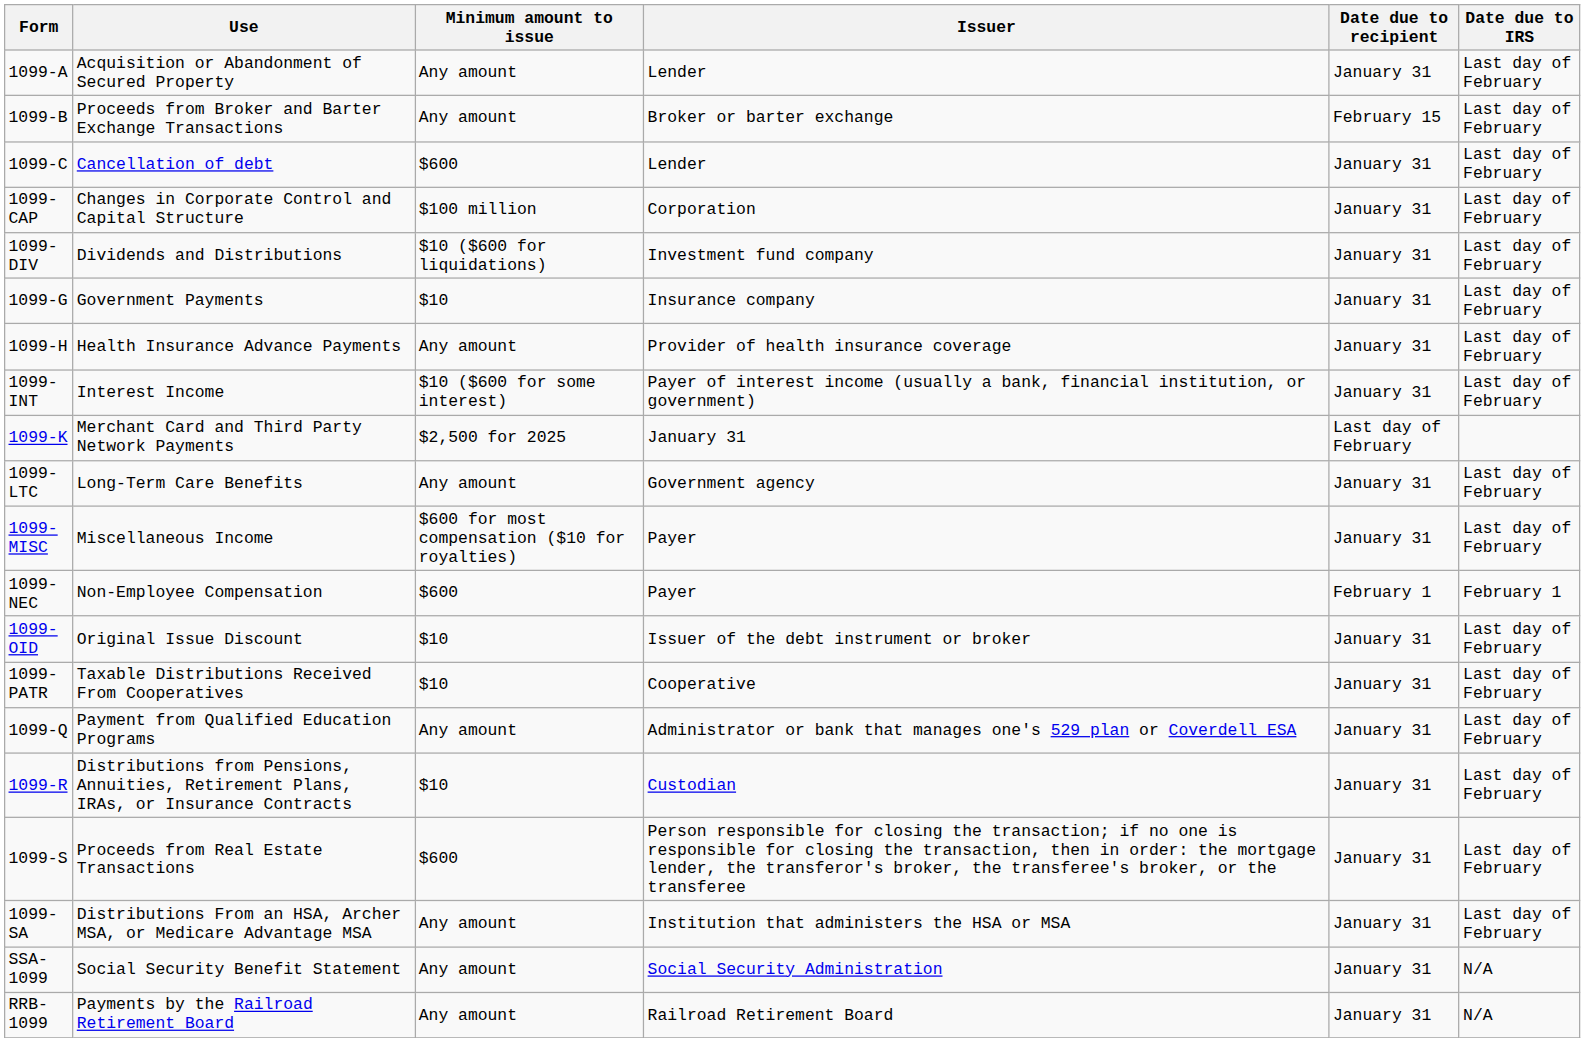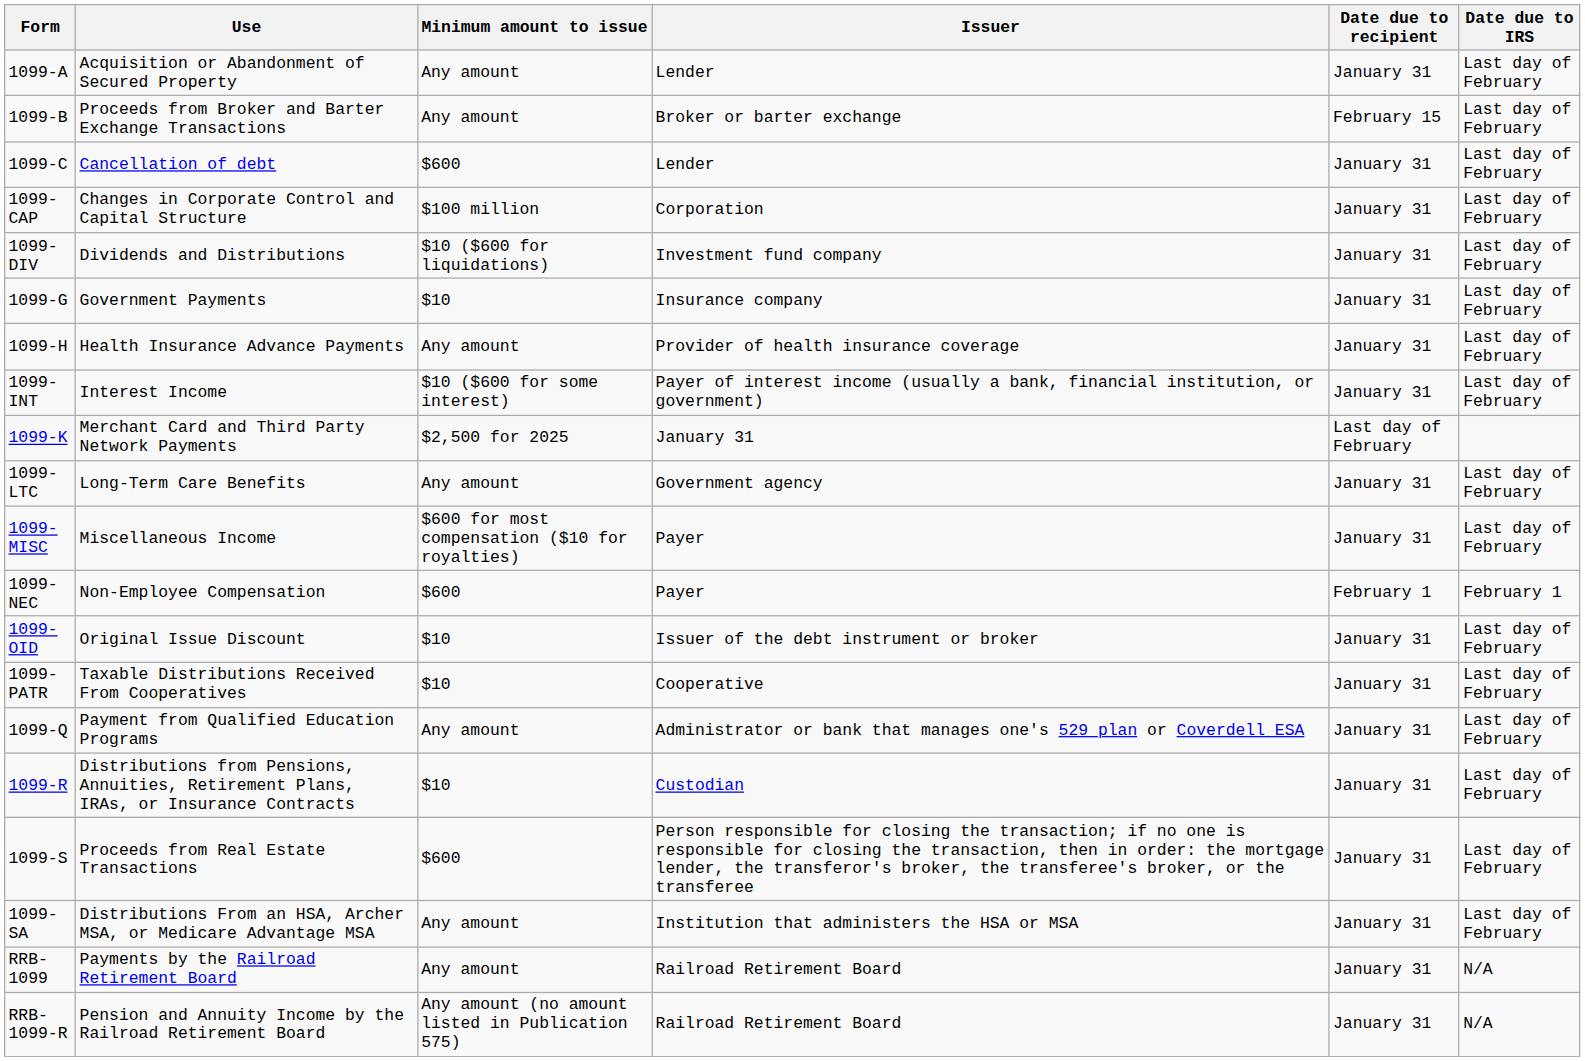- row: (28, 969)
+ row: (38, 1024)
